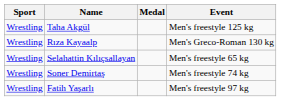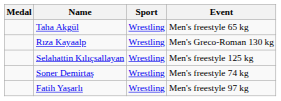columns swapped: (152, 12) <-> (25, 12)
(211, 27) Men's freestyle 125 kg -> (209, 27) Men's freestyle 65 kg
(209, 58) Men's freestyle 65 kg -> (211, 58) Men's freestyle 125 kg
